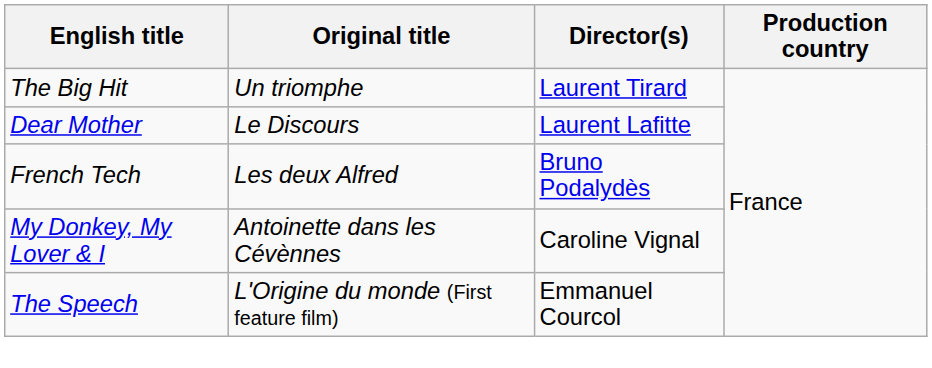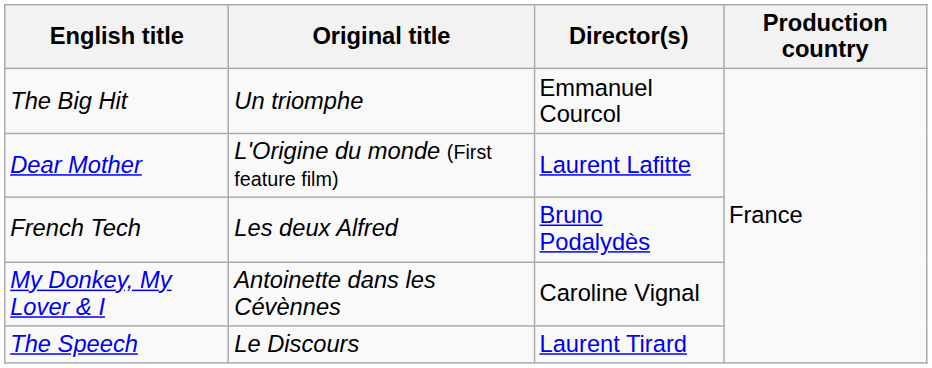(613, 87) Laurent Tirard -> (596, 100) Emmanuel Courcol
(297, 125) Le Discours -> (363, 164) L'Origine du monde (First feature film)
(363, 304) L'Origine du monde (First feature film) -> (297, 344) Le Discours
(596, 304) Emmanuel Courcol -> (613, 344) Laurent Tirard
